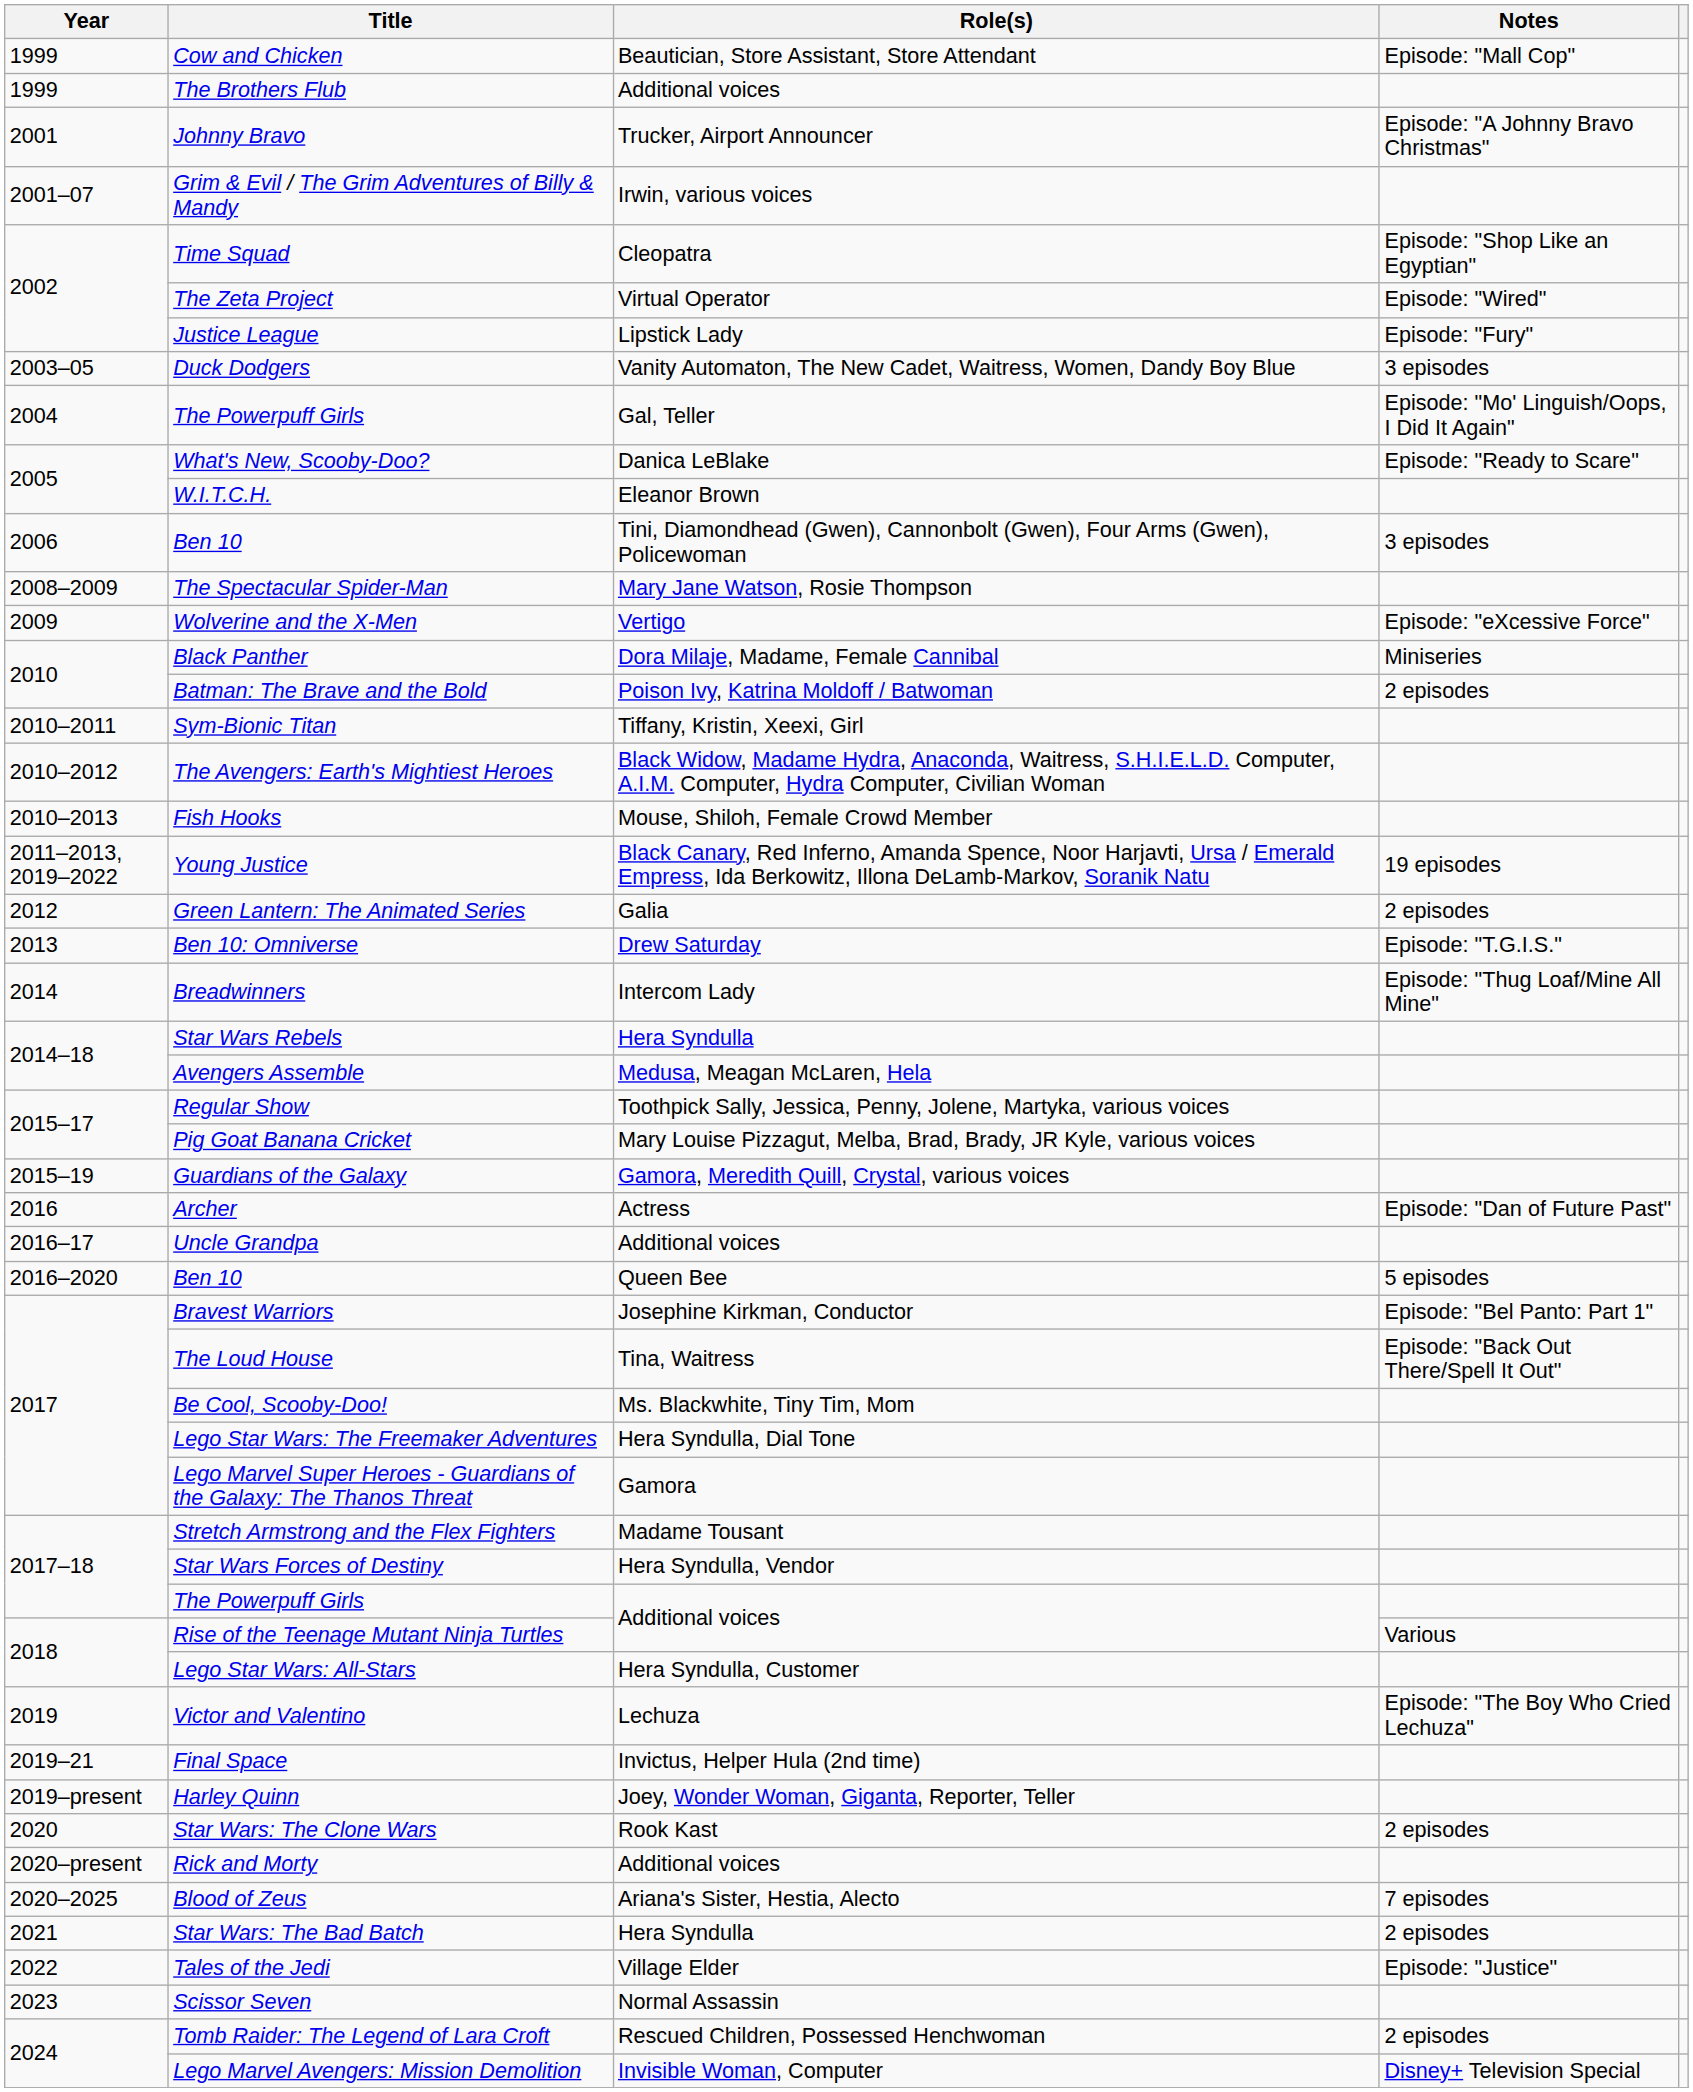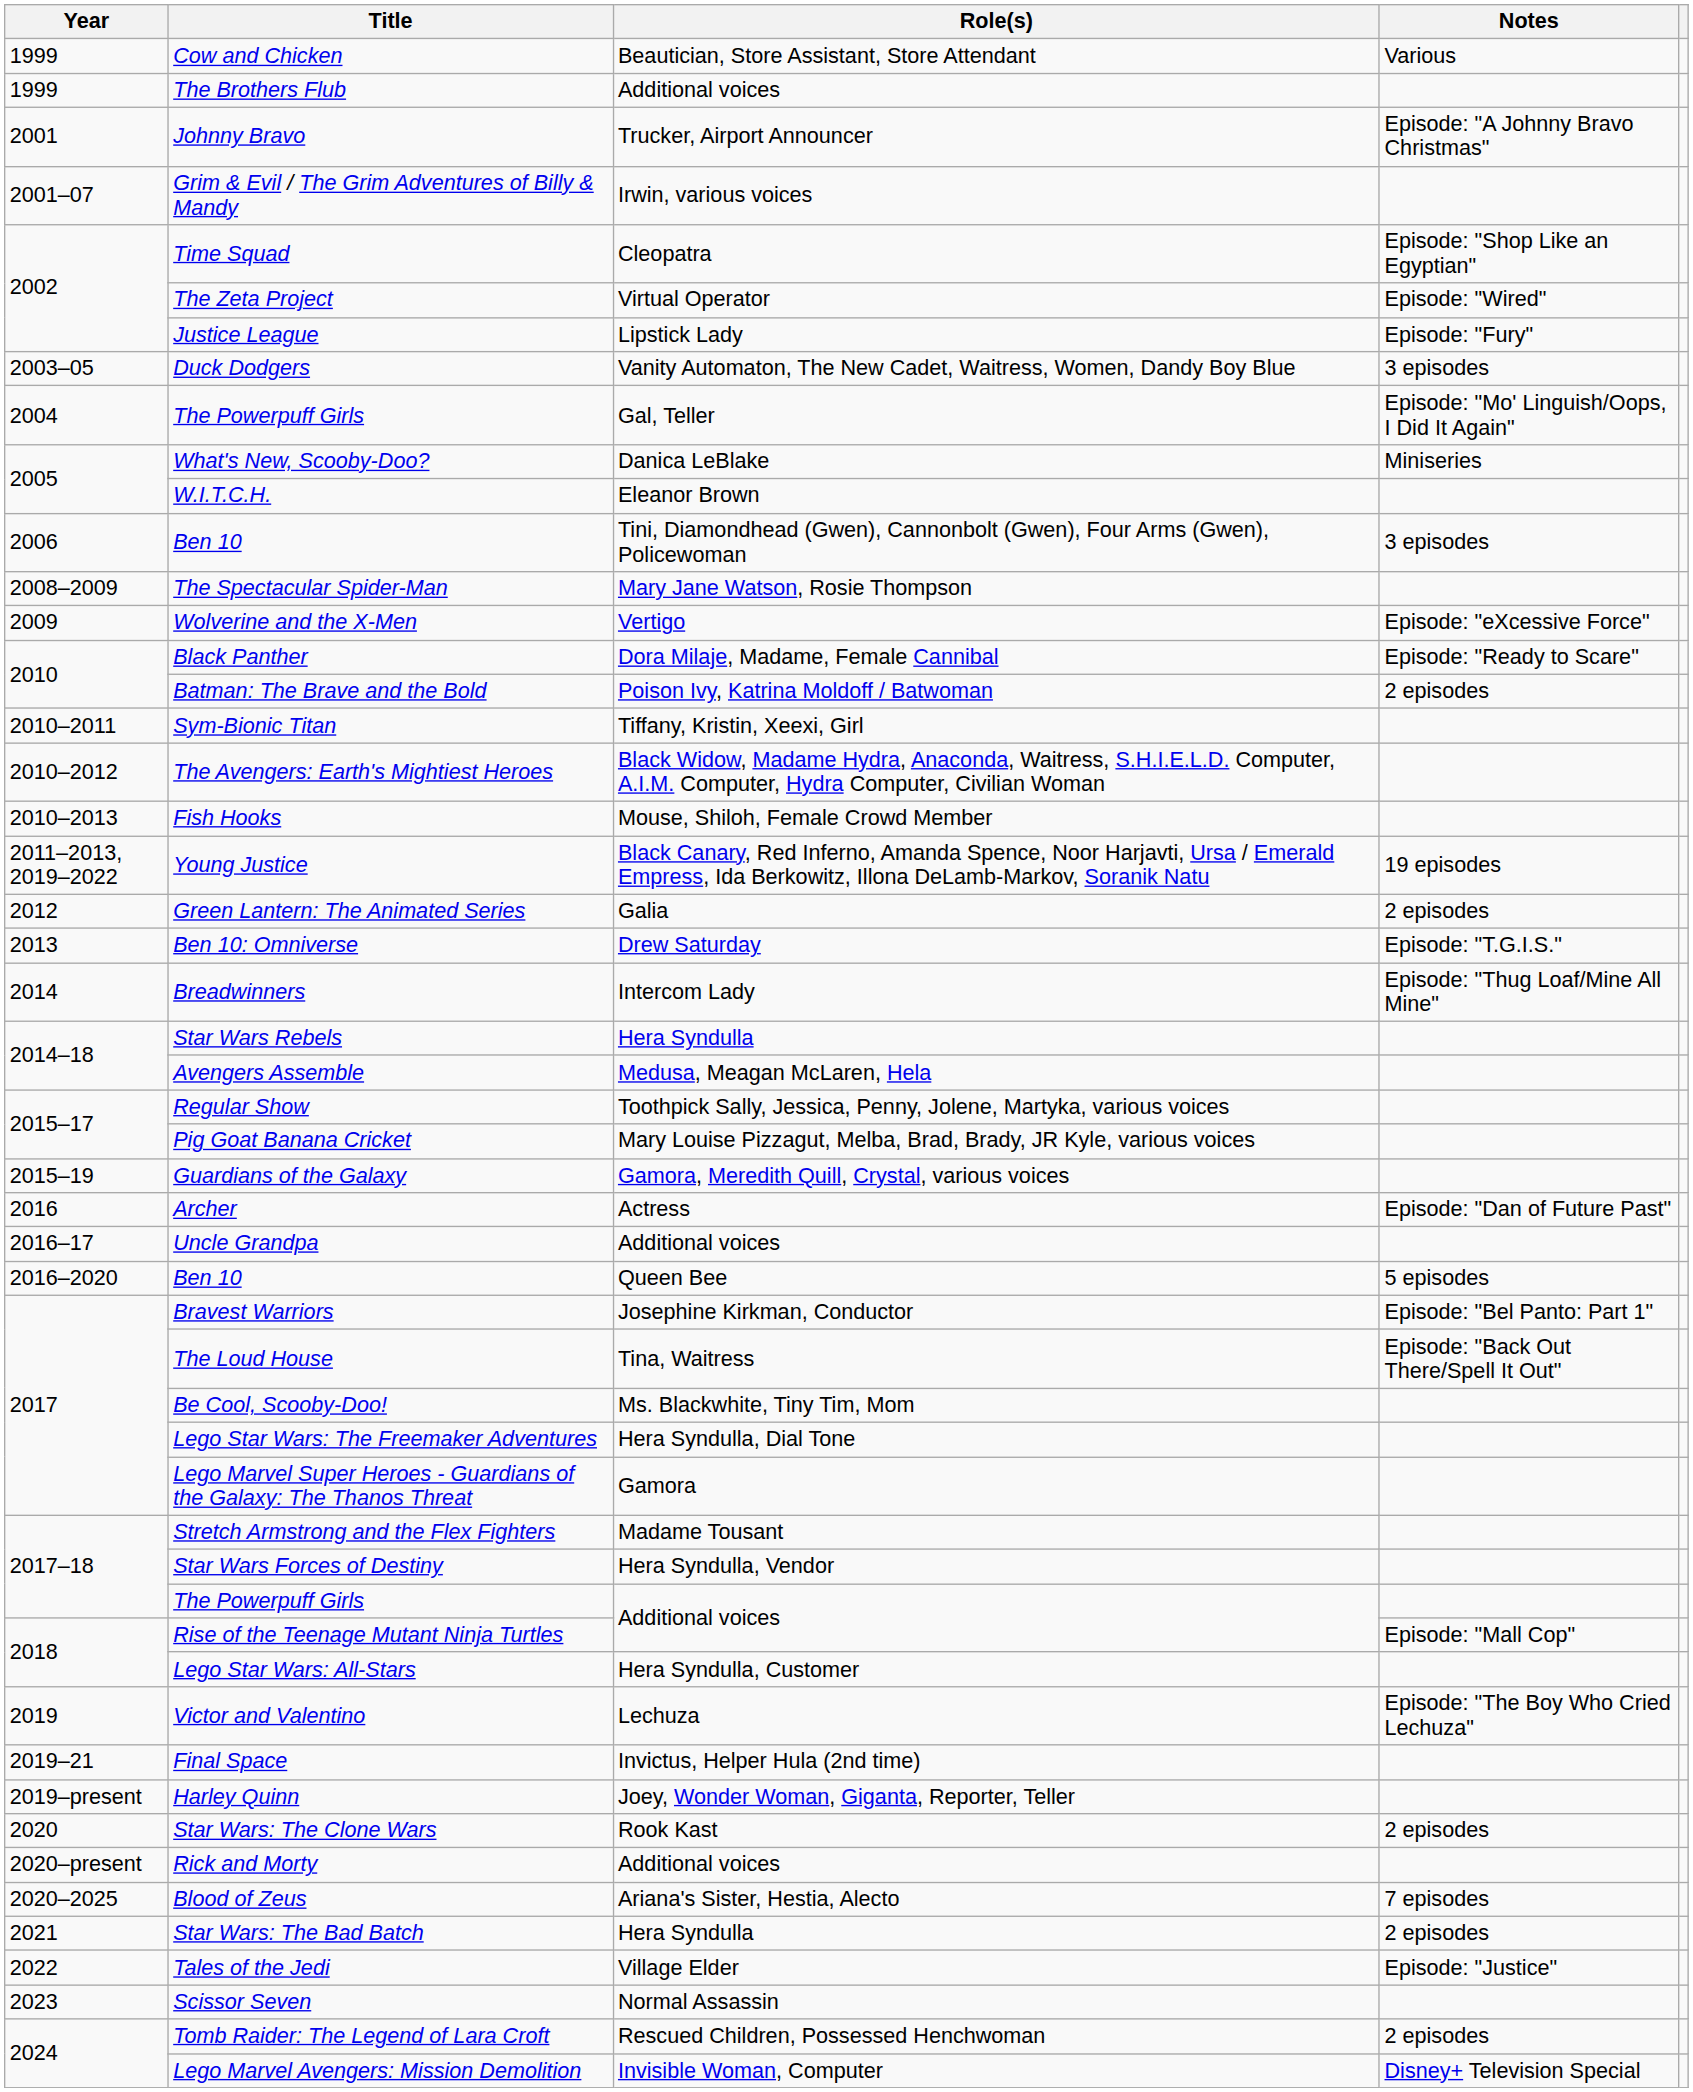(1480, 55) Episode: "Mall Cop" -> (1420, 55) Various
(1512, 461) Episode: "Ready to Scare" -> (1433, 461) Miniseries
(1433, 656) Miniseries -> (1512, 656) Episode: "Ready to Scare"
(1420, 1634) Various -> (1480, 1634) Episode: "Mall Cop"
